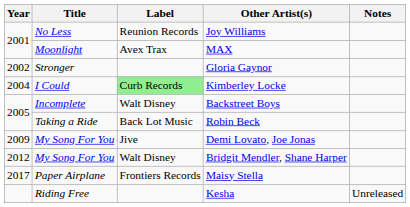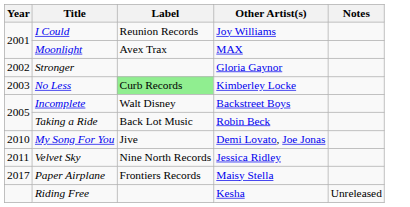(53, 31) No Less -> (52, 31) I Could
(18, 85) 2004 -> (18, 85) 2003
(52, 85) I Could -> (53, 85) No Less
(18, 139) 2009 -> (18, 139) 2010
+ row: (249, 157)
- row: (276, 157)
